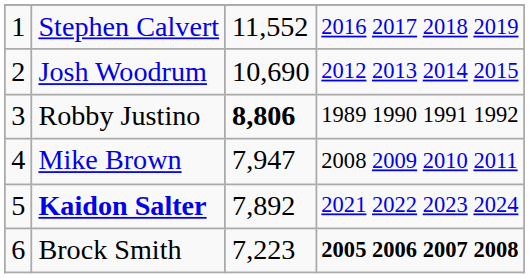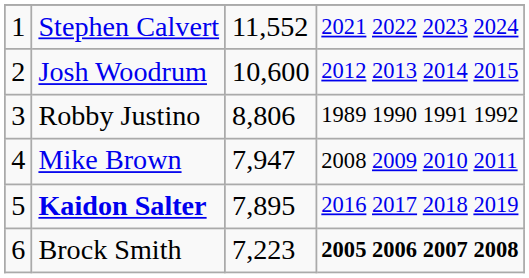(420, 26) 2016 2017 2018 2019 -> (420, 26) 2021 2022 2023 2024
(271, 71) 10,690 -> (271, 71) 10,600
(264, 116) bold -> (264, 116) normal
(264, 205) 7,892 -> (264, 205) 7,895
(420, 205) 2021 2022 2023 2024 -> (420, 205) 2016 2017 2018 2019
